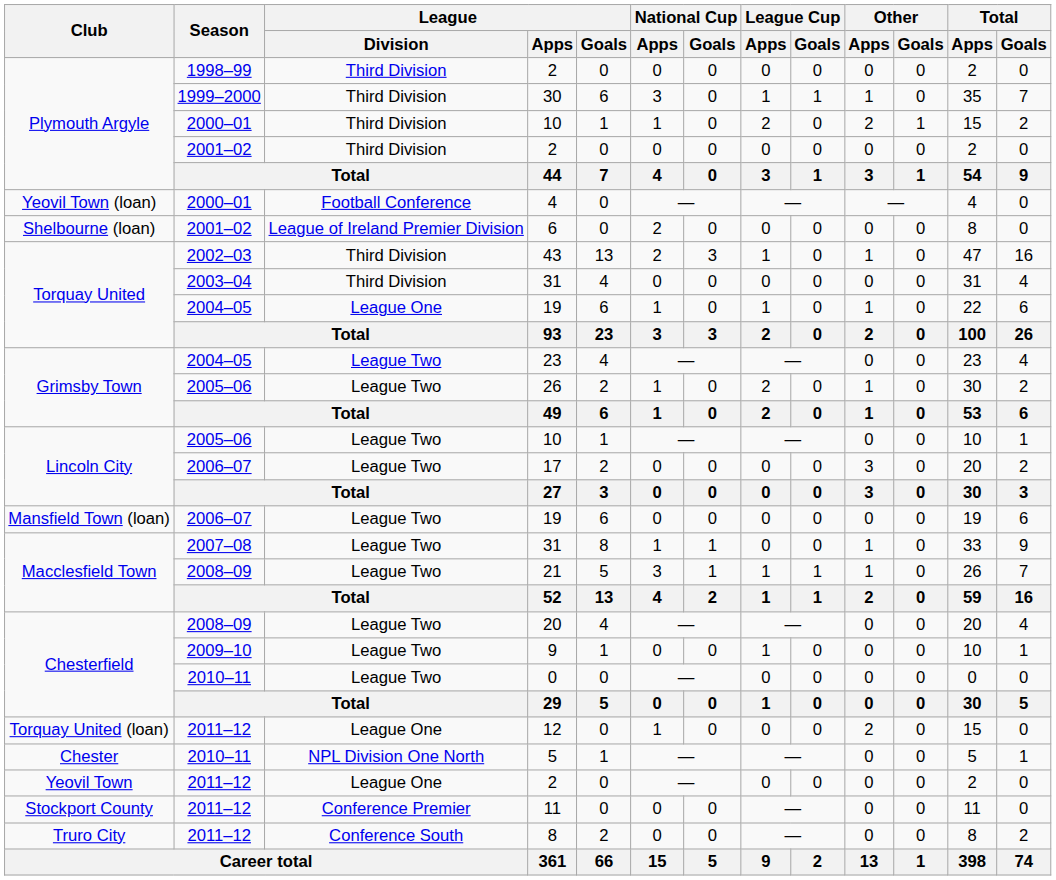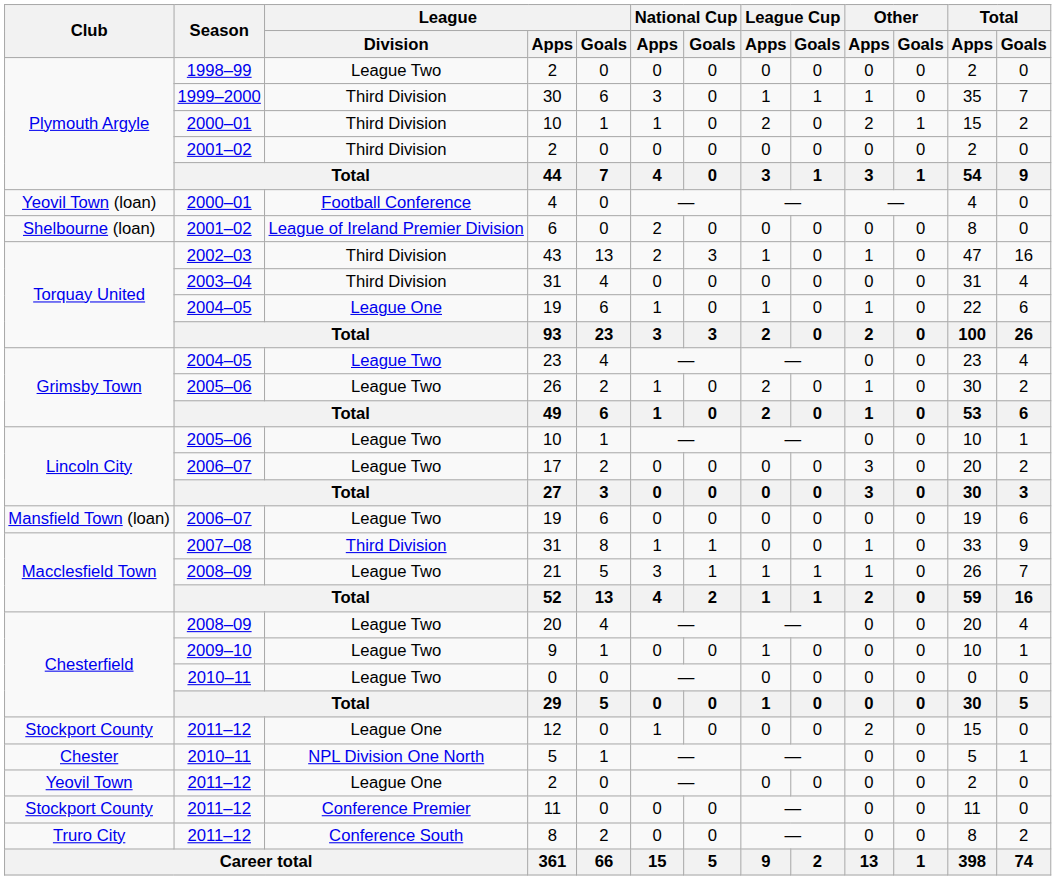(396, 70) Third Division -> (396, 70) League Two
(396, 545) League Two -> (396, 545) Third Division
(89, 730) Torquay United (loan) -> (89, 730) Stockport County
